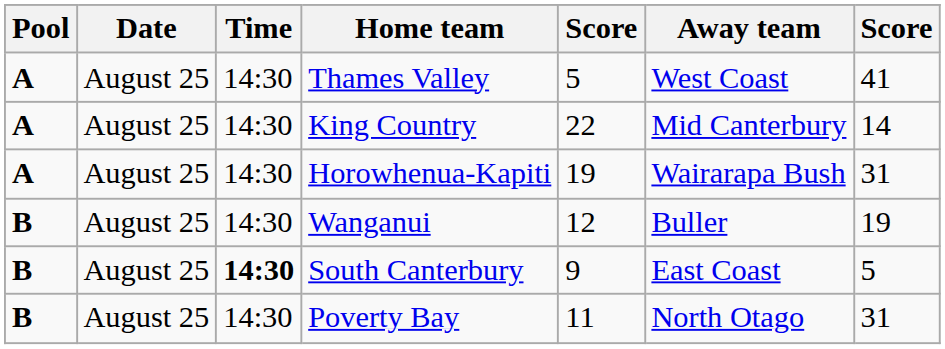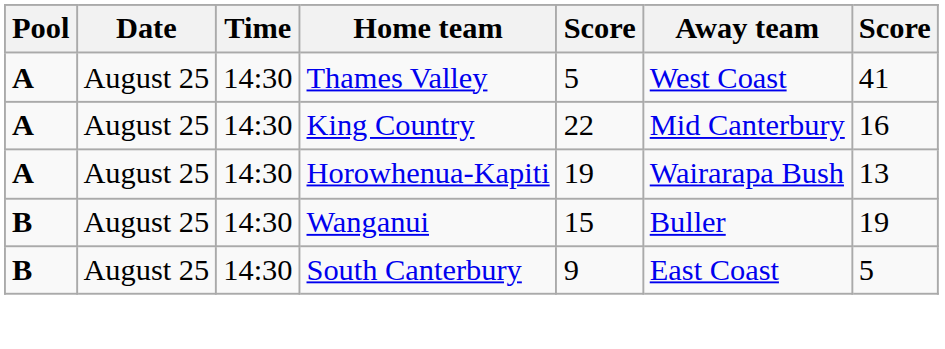(876, 125) 14 -> (874, 125) 16
(876, 173) 31 -> (874, 173) 13
(581, 221) 12 -> (579, 221) 15
(259, 269) bold -> (258, 269) normal
- row: (384, 317)
